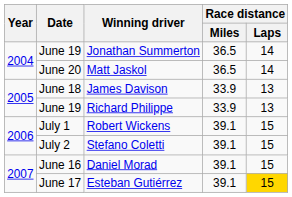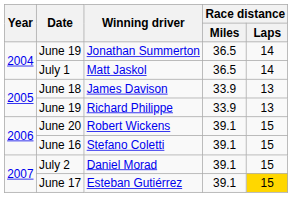(60, 70) June 20 -> (54, 70) July 1
(54, 127) July 1 -> (60, 127) June 20
(54, 145) July 2 -> (60, 145) June 16
(60, 164) June 16 -> (54, 164) July 2
